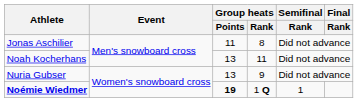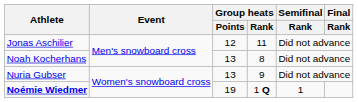(230, 43) 11 -> (230, 43) 12
(262, 43) 8 -> (262, 43) 11
(262, 59) 11 -> (262, 59) 8
(230, 90) bold -> (230, 90) normal
